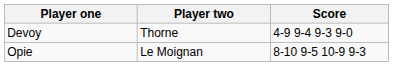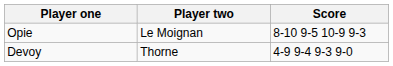rows swapped: (24, 33) <-> (20, 52)
